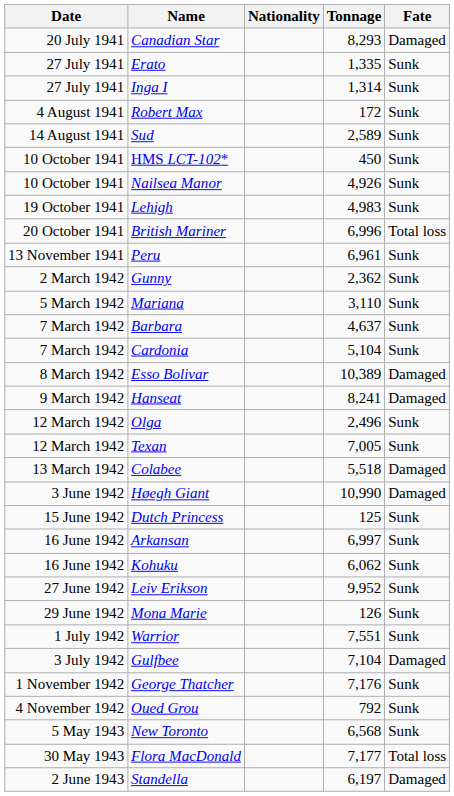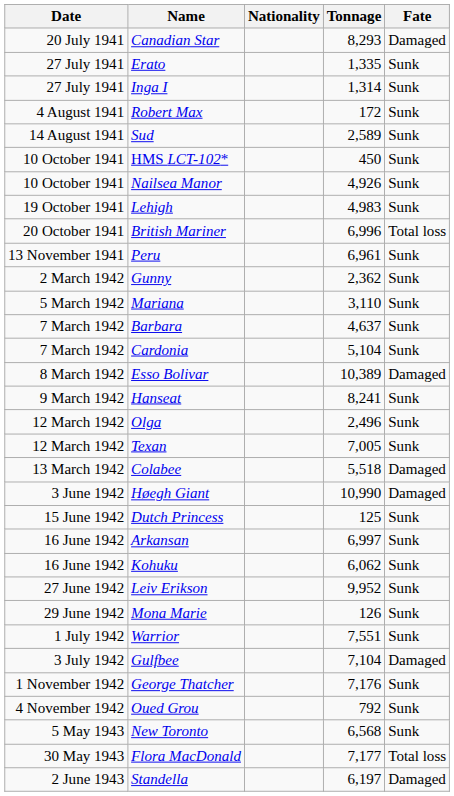(417, 398) Damaged -> (404, 398) Sunk
